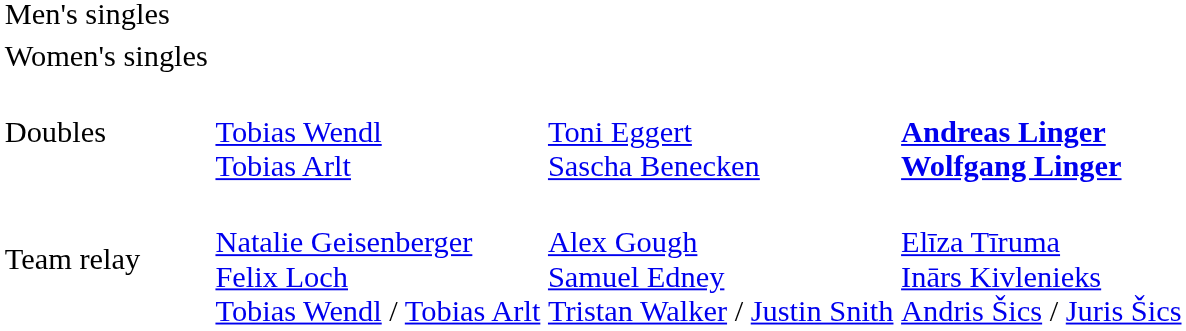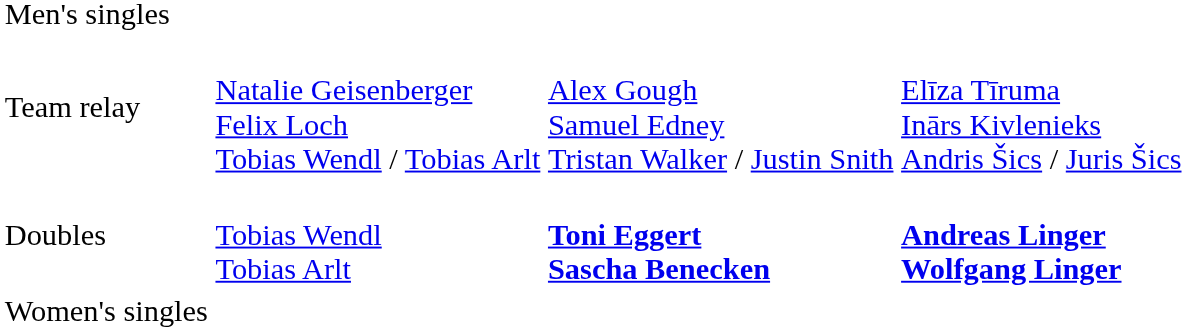rows swapped: (106, 56) <-> (72, 259)
(654, 149) normal -> (659, 251) bold
